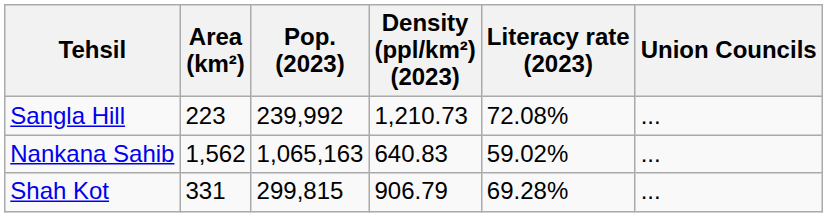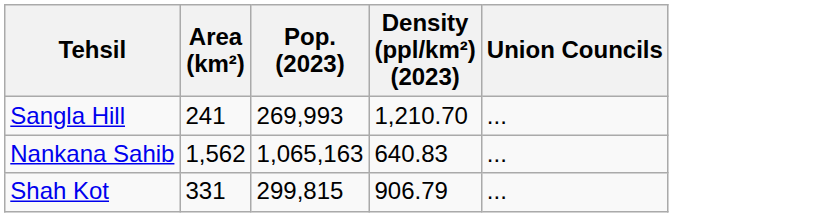- column: (558, 50)
(206, 115) 223 -> (206, 115) 241
(300, 115) 239,992 -> (300, 115) 269,993
(421, 115) 1,210.73 -> (421, 115) 1,210.70
